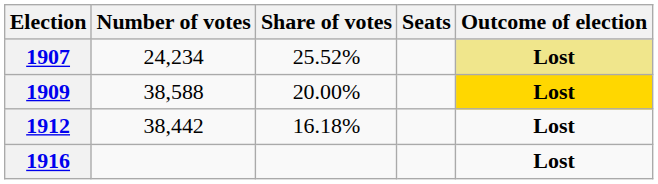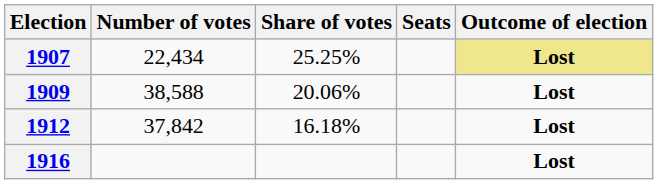(174, 56) 24,234 -> (174, 56) 22,434
(326, 56) 25.52% -> (326, 56) 25.25%
(326, 91) 20.00% -> (326, 91) 20.06%
(554, 91) gold background -> (554, 91) no background
(174, 126) 38,442 -> (174, 126) 37,842
